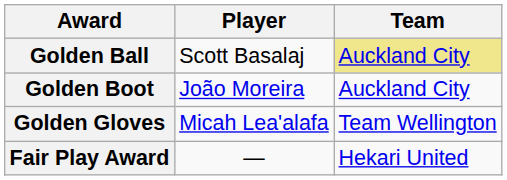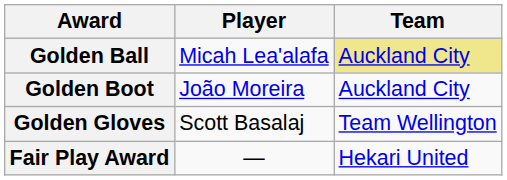(242, 55) Scott Basalaj -> (254, 55) Micah Lea'alafa
(254, 123) Micah Lea'alafa -> (242, 123) Scott Basalaj
